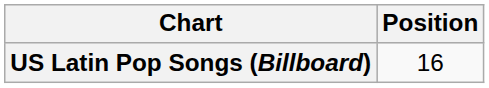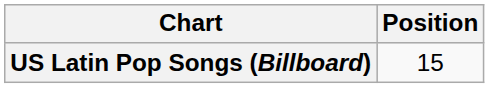(430, 62) 16 -> (430, 62) 15
